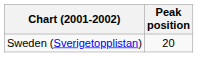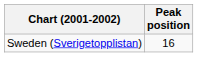(168, 43) 20 -> (168, 43) 16
